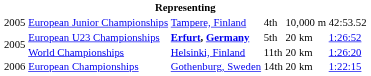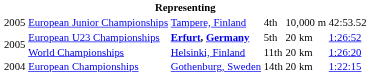(15, 67) 2006 -> (15, 67) 2004
